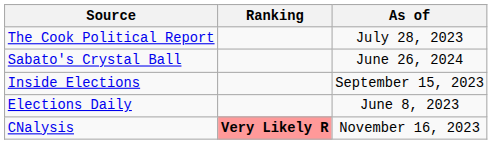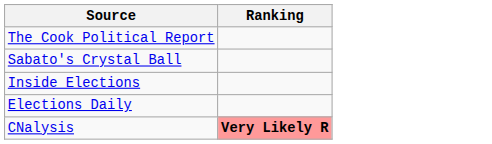- column: (410, 16)
